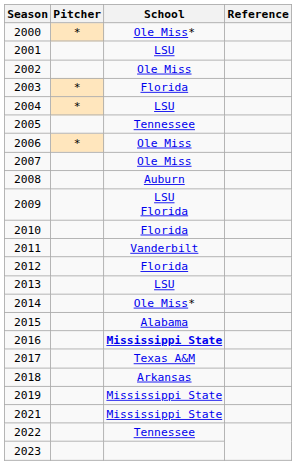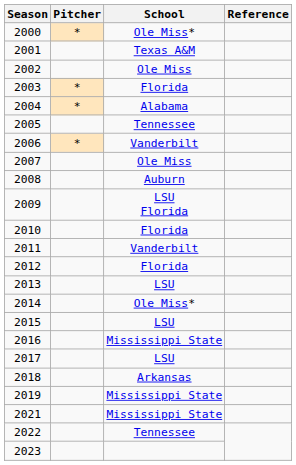(164, 51) LSU -> (164, 51) Texas A&M
(164, 106) LSU -> (164, 106) Alabama
(164, 143) Ole Miss -> (164, 143) Vanderbilt
(164, 322) Alabama -> (164, 322) LSU
(164, 340) bold -> (164, 340) normal
(164, 358) Texas A&M -> (164, 358) LSU
